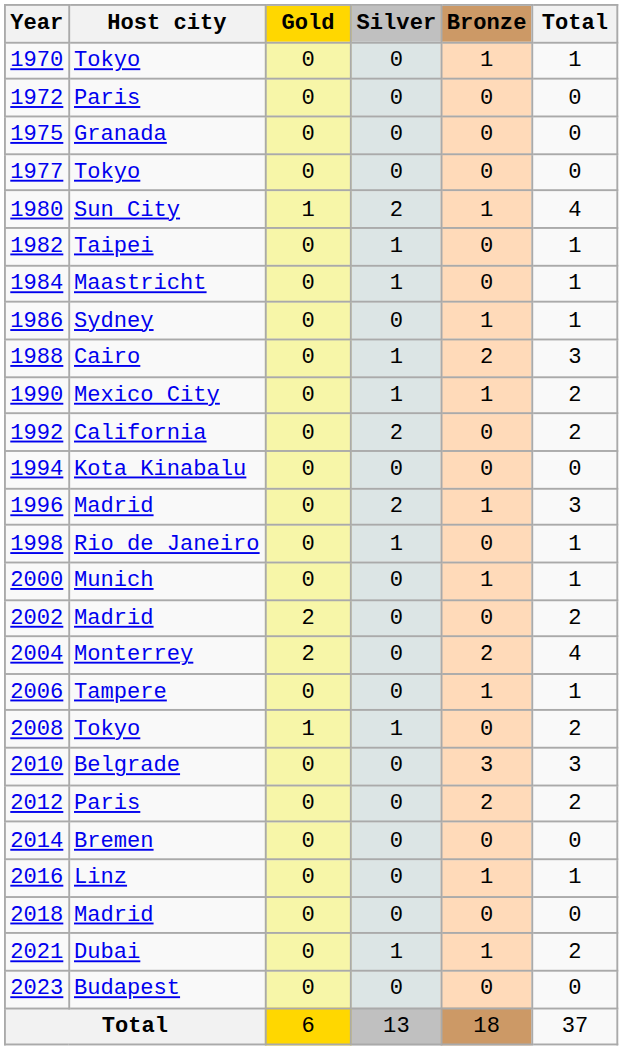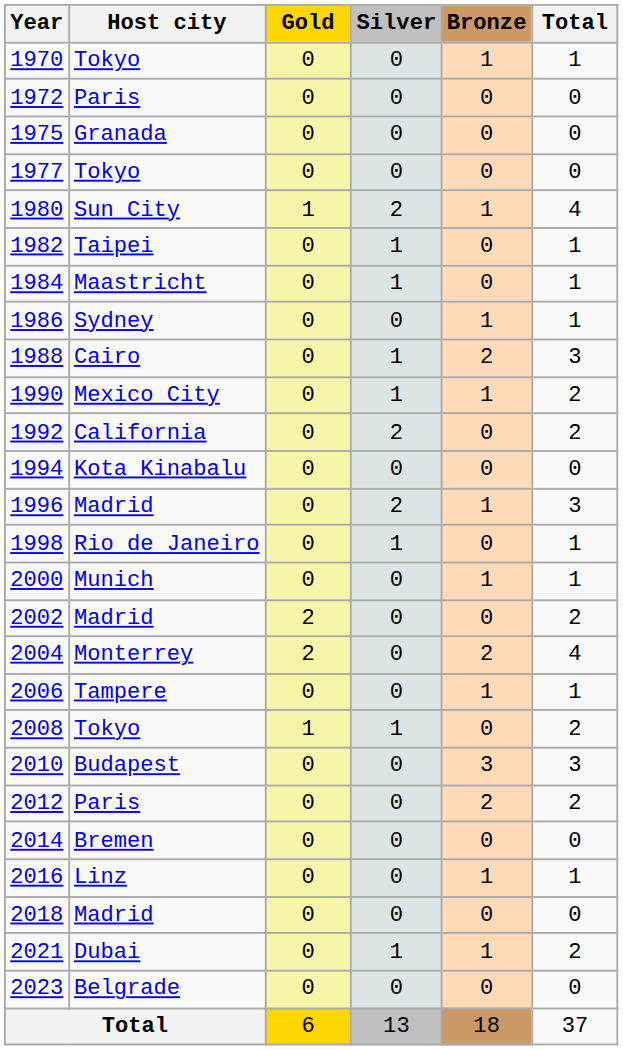(127, 766) Belgrade -> (127, 766) Budapest
(127, 989) Budapest -> (127, 989) Belgrade
